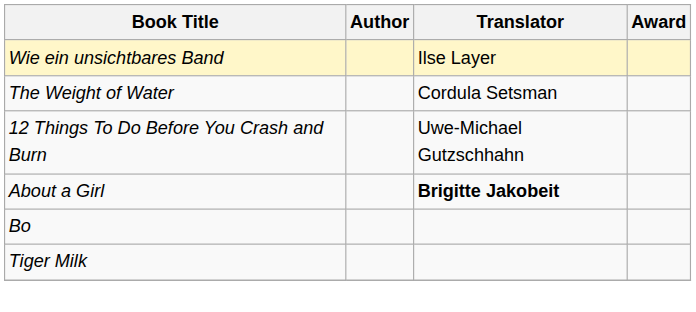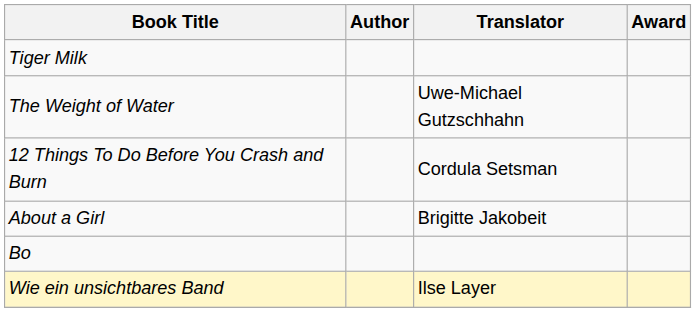rows swapped: (116, 57) <-> (48, 262)
(487, 93) Cordula Setsman -> (471, 106) Uwe-Michael Gutzschhahn
(471, 142) Uwe-Michael Gutzschhahn -> (487, 169) Cordula Setsman
(488, 191) bold -> (482, 218) normal
